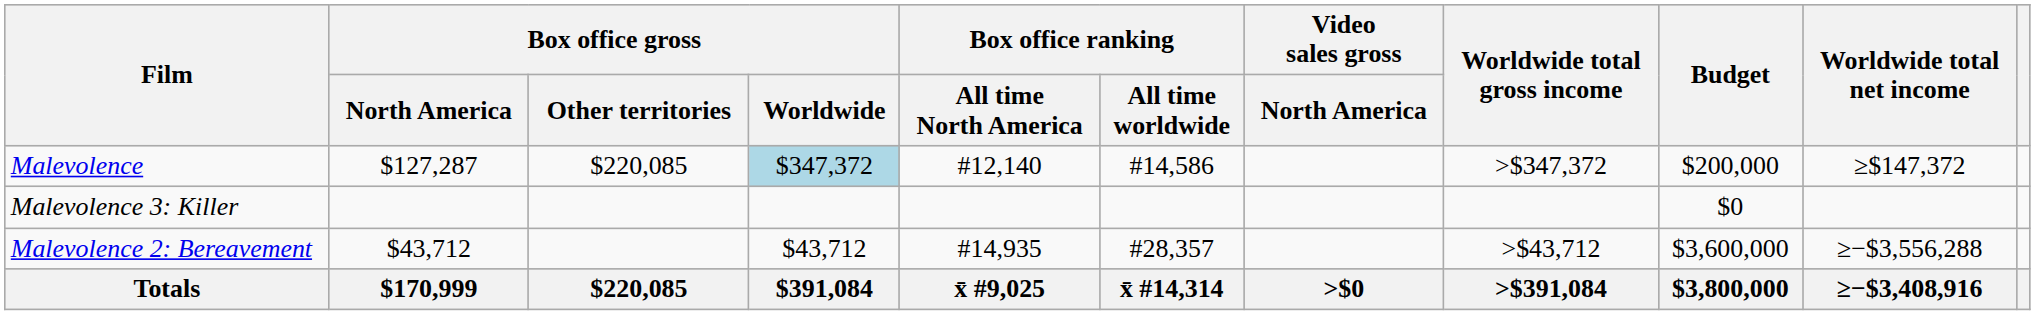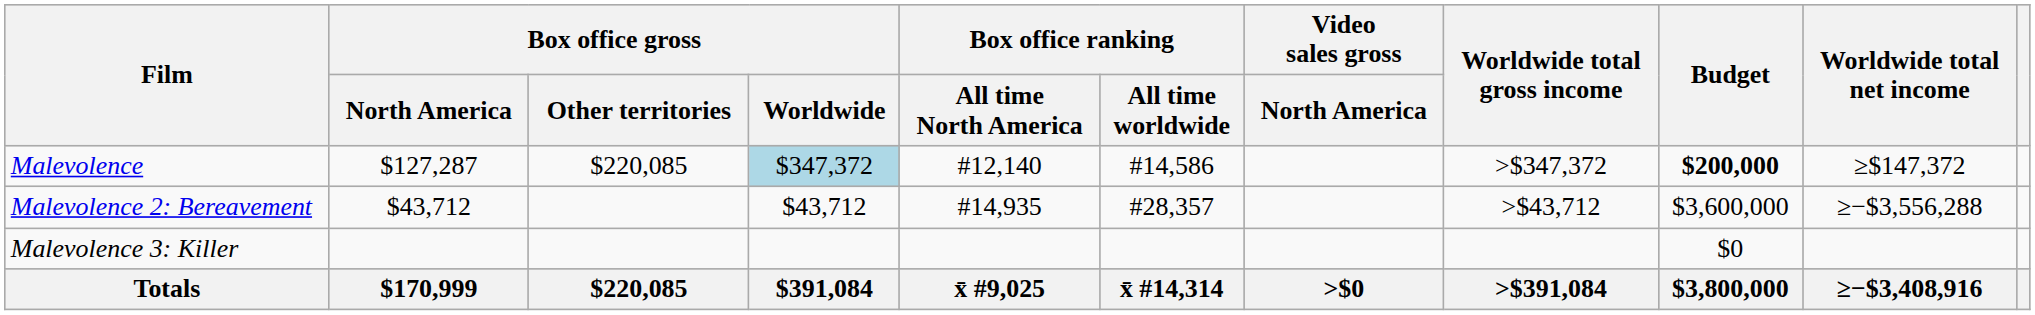(1730, 165) normal -> (1730, 165) bold
rows swapped: (161, 247) <-> (125, 206)
